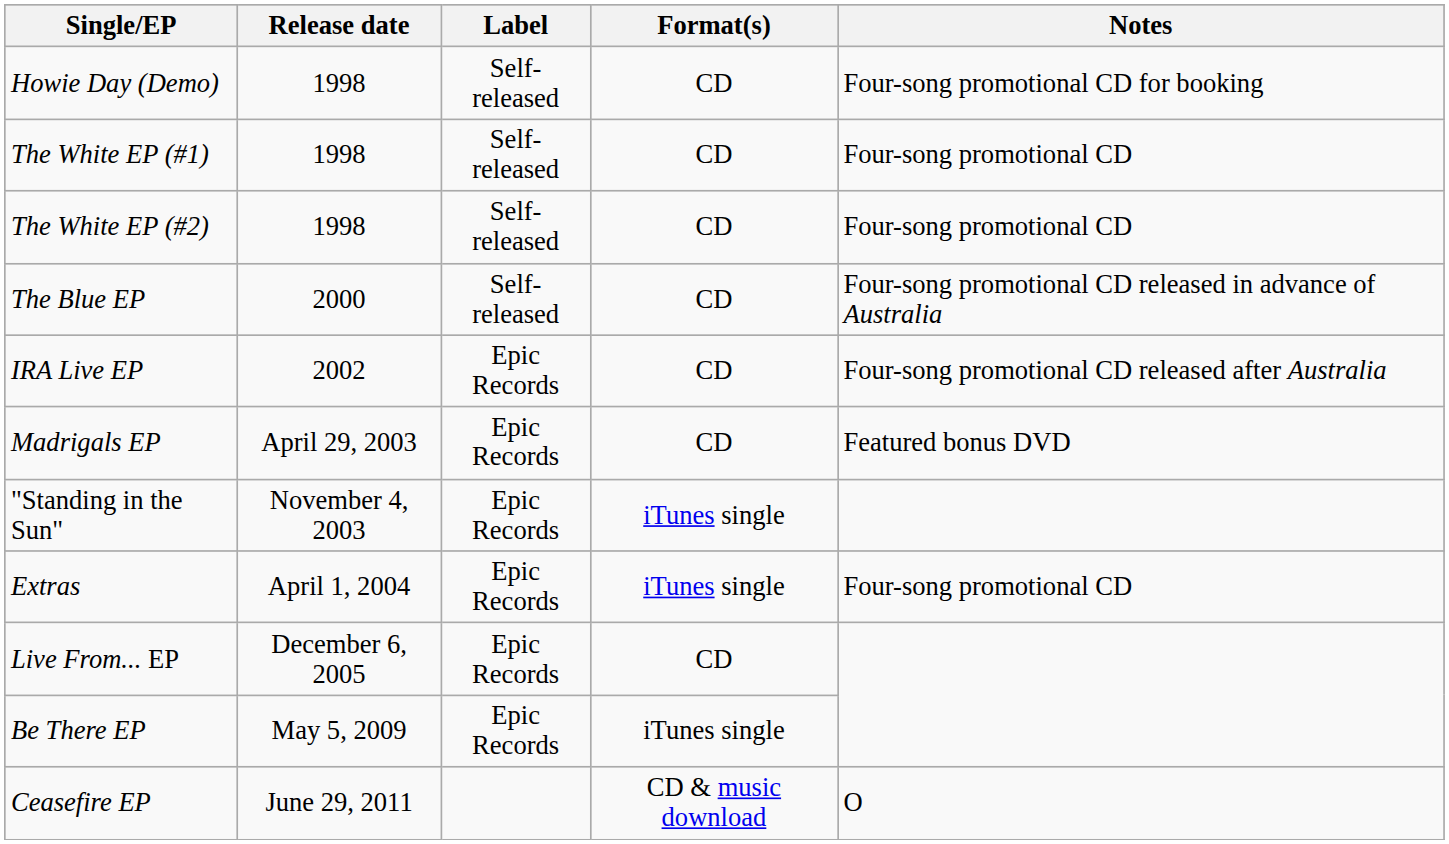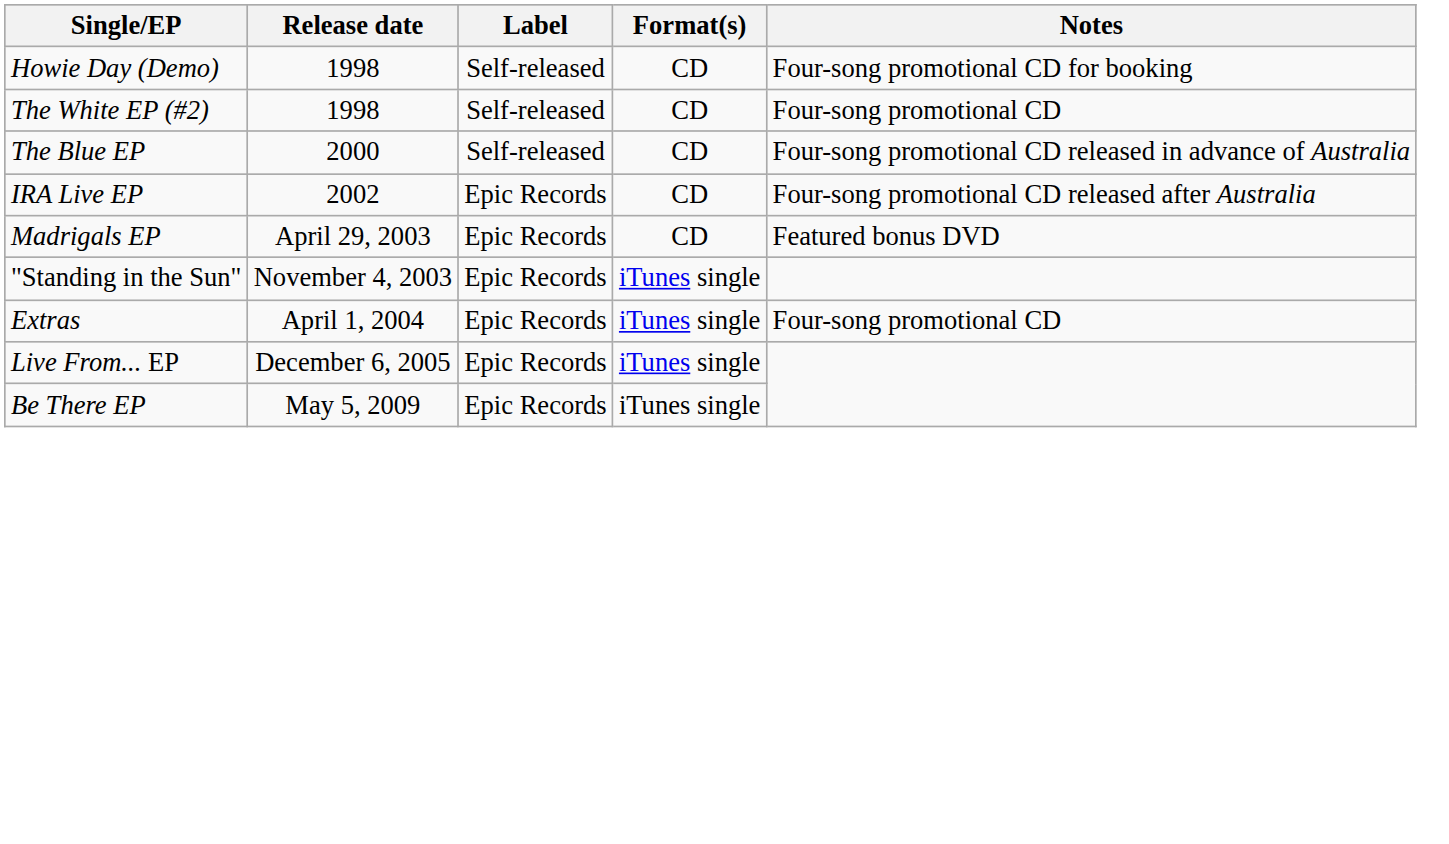- row: (110, 154)
(714, 658) CD -> (690, 362) iTunes single
- row: (81, 802)
